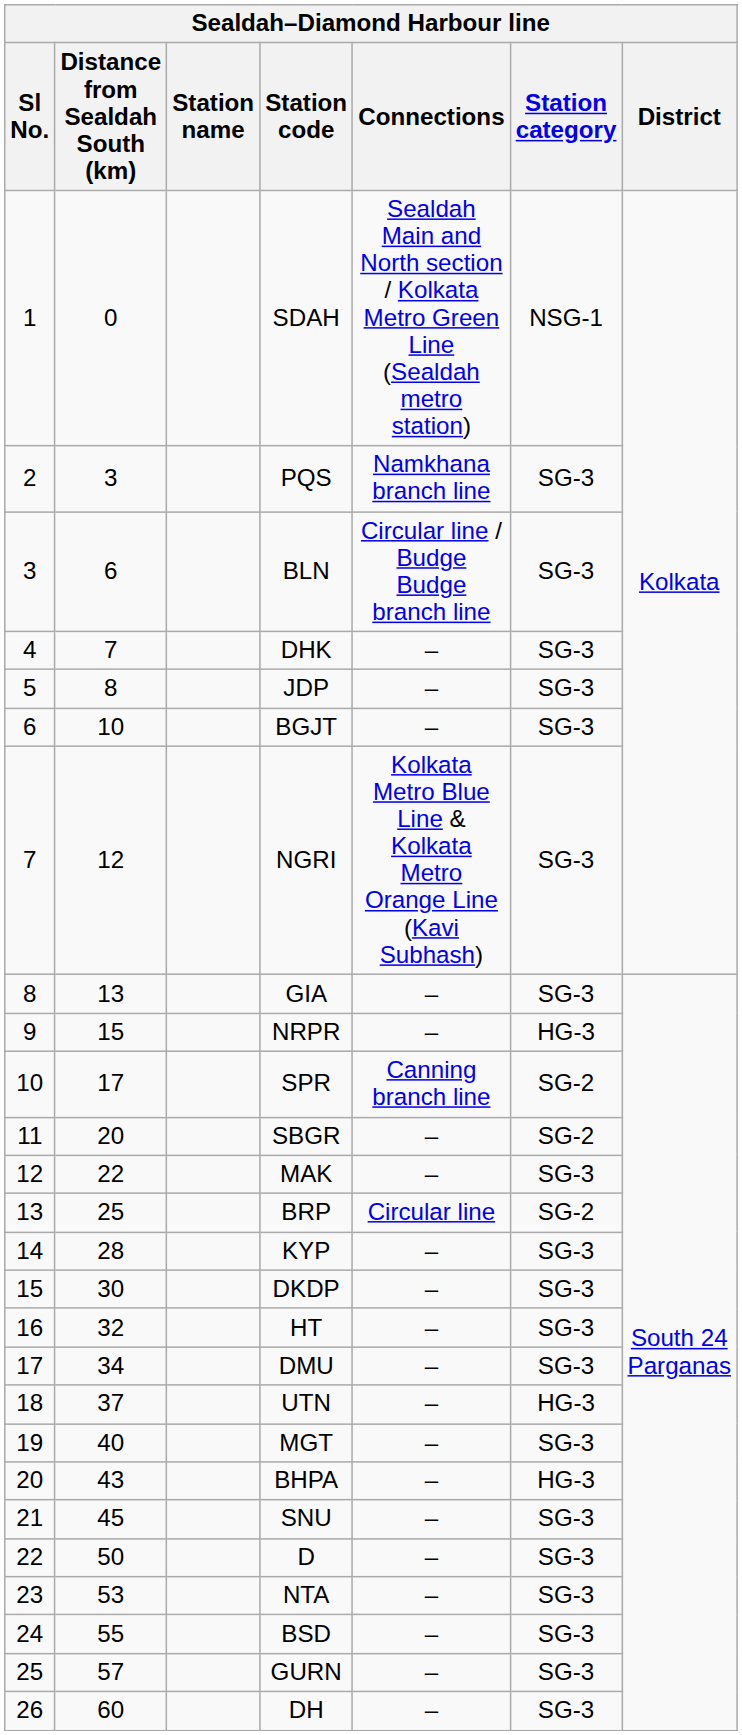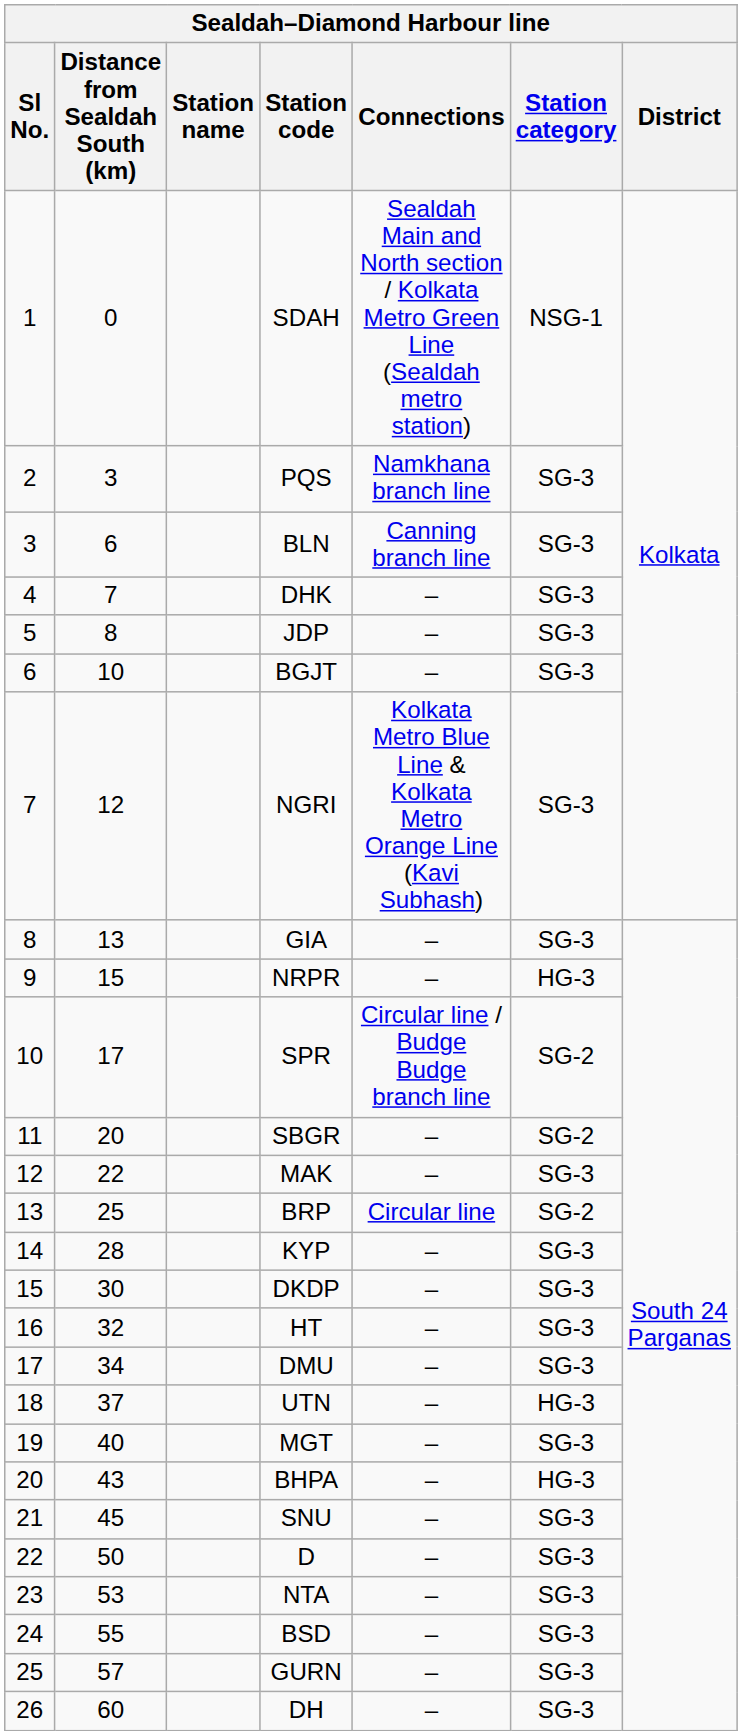(431, 571) Circular line / Budge Budge branch line -> (431, 543) Canning branch line
(431, 1083) Canning branch line -> (431, 1056) Circular line / Budge Budge branch line
